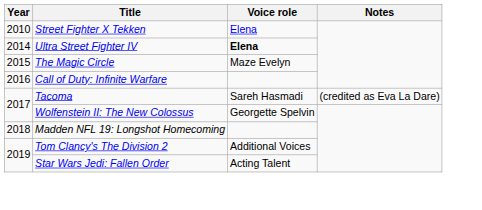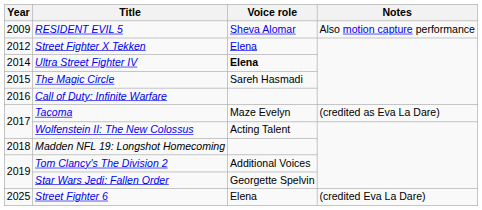+ row: (79, 29)
(19, 29) 2010 -> (19, 46) 2012
(260, 63) Maze Evelyn -> (266, 79) Sareh Hasmadi
(266, 96) Sareh Hasmadi -> (260, 113) Maze Evelyn
(272, 113) Georgette Spelvin -> (260, 130) Acting Talent
(260, 163) Acting Talent -> (272, 180) Georgette Spelvin
+ row: (72, 197)
